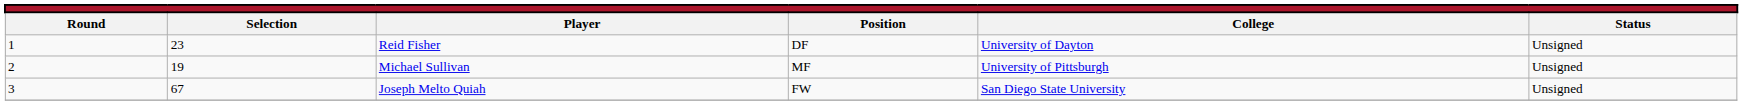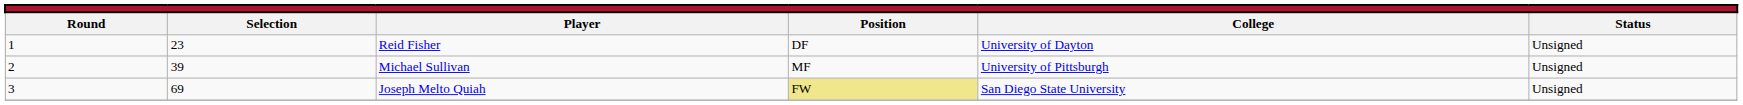(177, 67) 19 -> (177, 67) 39
(177, 89) 67 -> (177, 89) 69
(801, 89) no background -> (801, 89) khaki background
